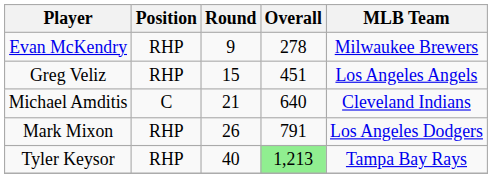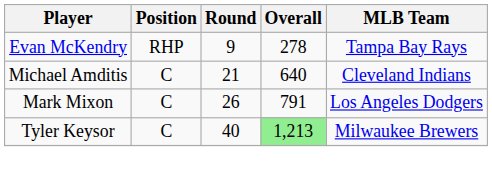(406, 46) Milwaukee Brewers -> (406, 46) Tampa Bay Rays
- row: (68, 74)
(166, 131) RHP -> (166, 103) C
(166, 159) RHP -> (166, 131) C
(406, 159) Tampa Bay Rays -> (406, 131) Milwaukee Brewers
